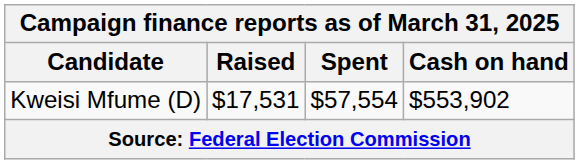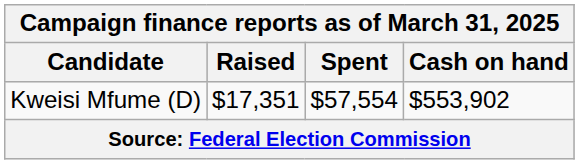(256, 100) $17,531 -> (256, 100) $17,351
